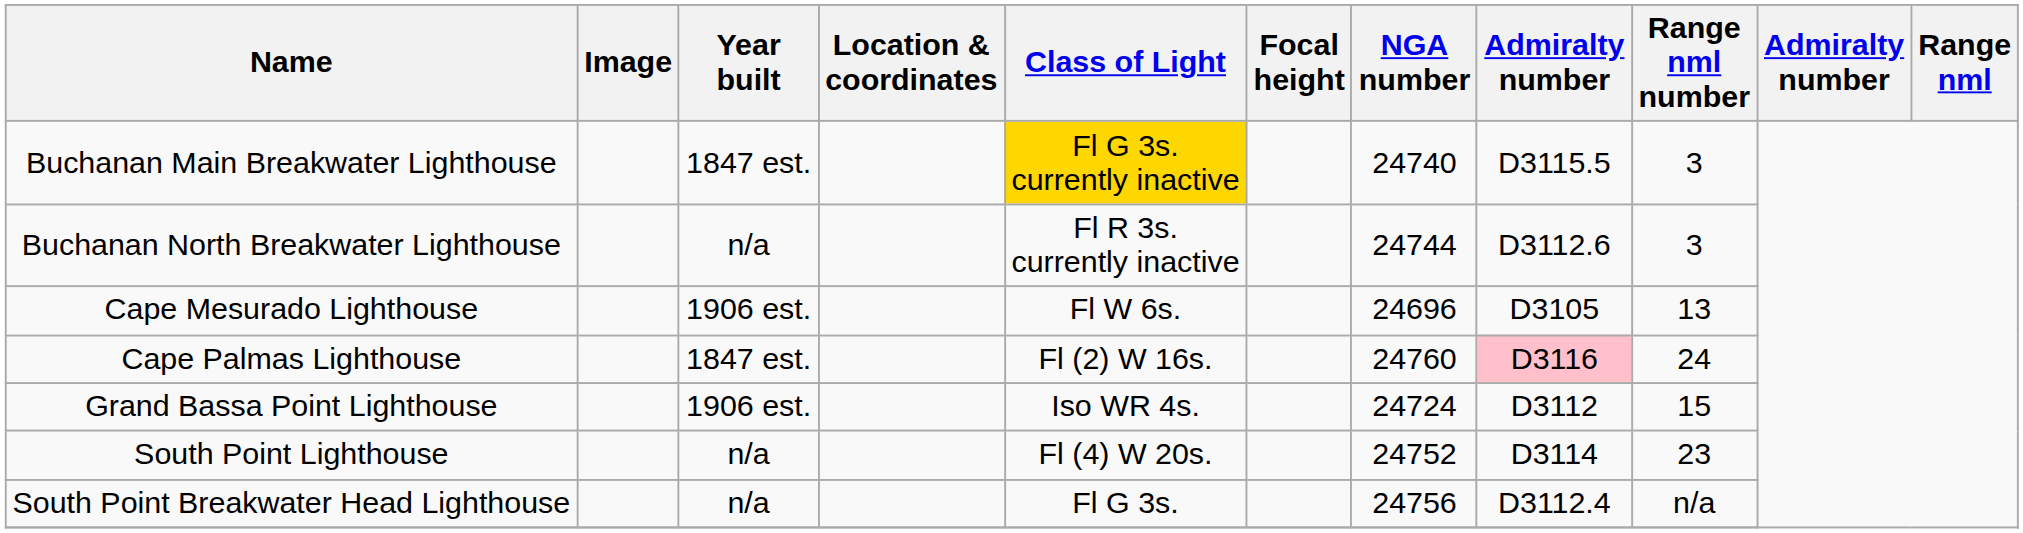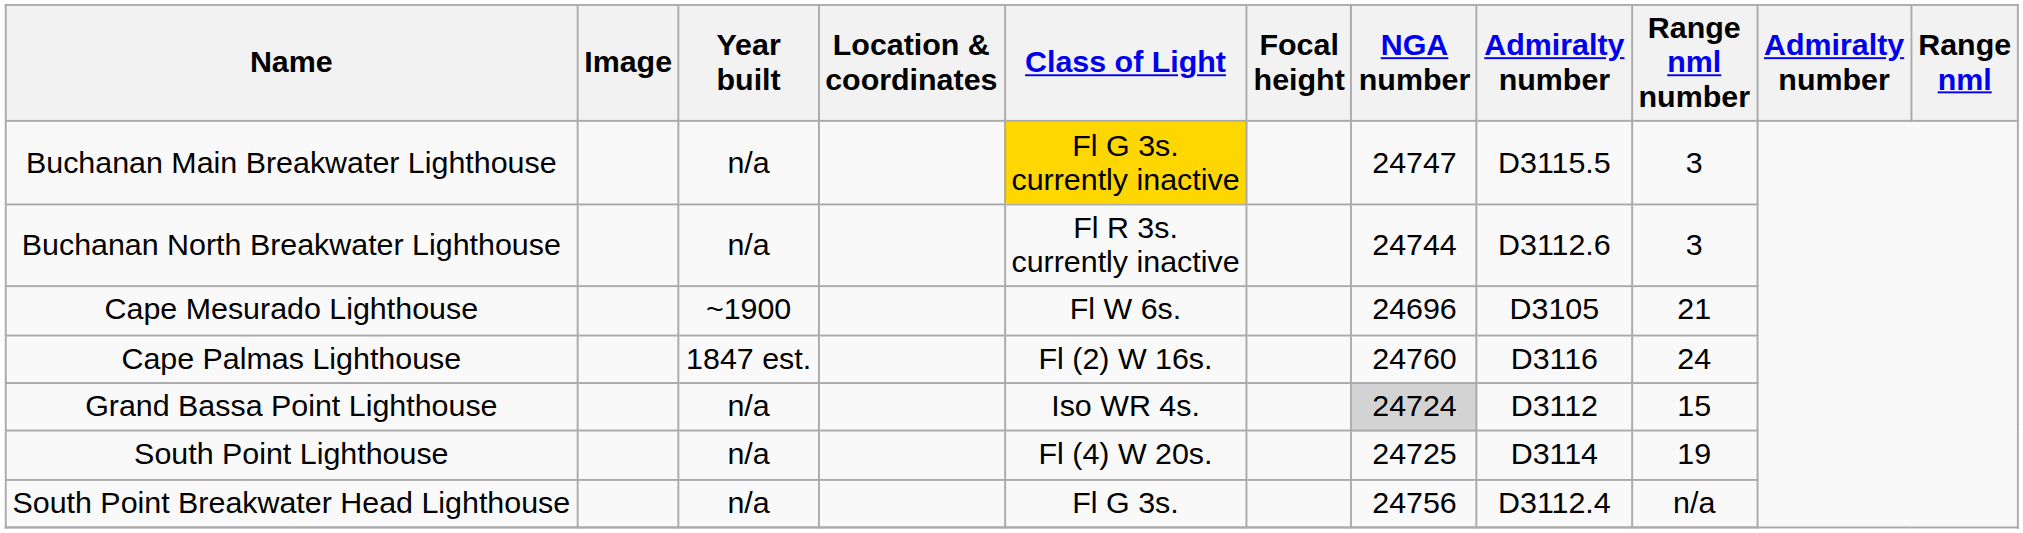(749, 162) 1847 est. -> (749, 162) n/a
(1415, 162) 24740 -> (1415, 162) 24747
(749, 310) 1906 est. -> (749, 310) ~1900
(1694, 310) 13 -> (1694, 310) 21
(1554, 358) pink background -> (1554, 358) no background
(749, 406) 1906 est. -> (749, 406) n/a
(1415, 406) no background -> (1415, 406) lightgrey background
(1415, 454) 24752 -> (1415, 454) 24725
(1694, 454) 23 -> (1694, 454) 19
